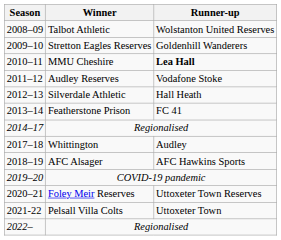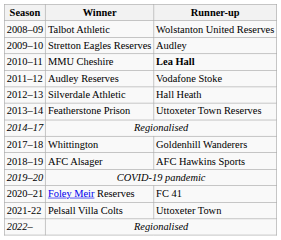(202, 45) Goldenhill Wanderers -> (171, 45) Audley
(169, 111) FC 41 -> (209, 111) Uttoxeter Town Reserves
(171, 144) Audley -> (202, 144) Goldenhill Wanderers
(209, 194) Uttoxeter Town Reserves -> (169, 194) FC 41
